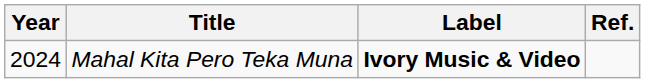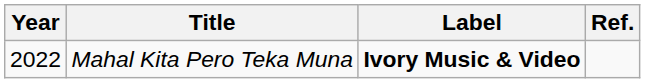(35, 58) 2024 -> (35, 58) 2022
